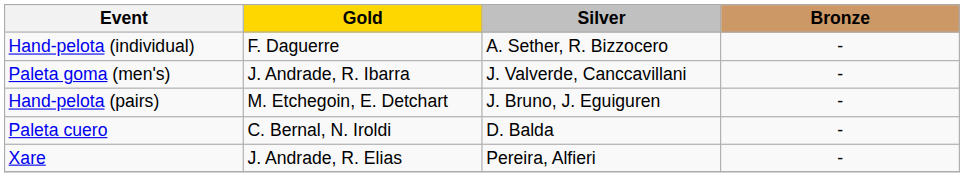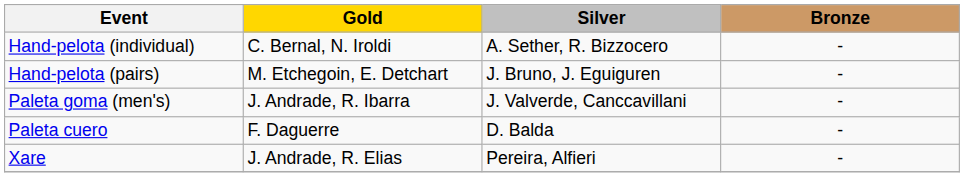(293, 46) F. Daguerre -> (319, 46) C. Bernal, N. Iroldi
rows swapped: (84, 102) <-> (90, 74)
(319, 130) C. Bernal, N. Iroldi -> (293, 130) F. Daguerre
